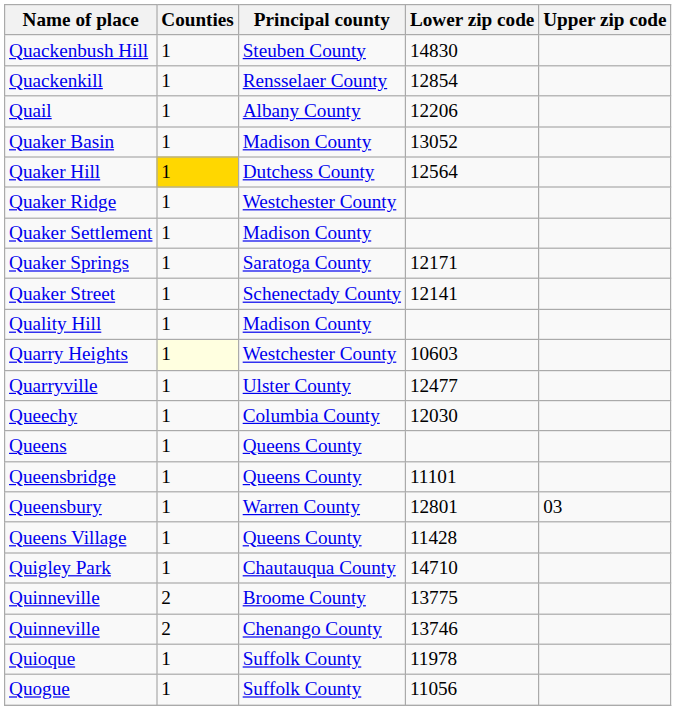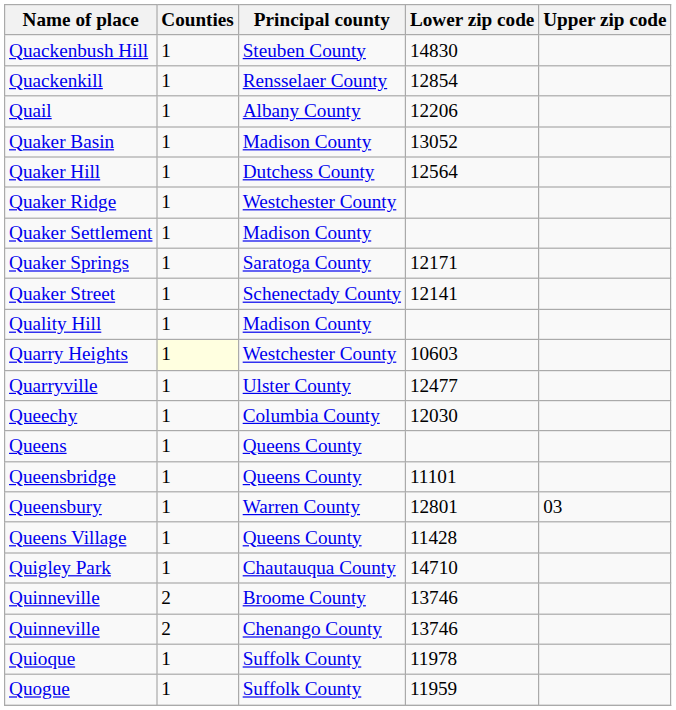(166, 171) gold background -> (166, 171) no background
(434, 598) 13775 -> (434, 598) 13746
(434, 689) 11056 -> (434, 689) 11959
